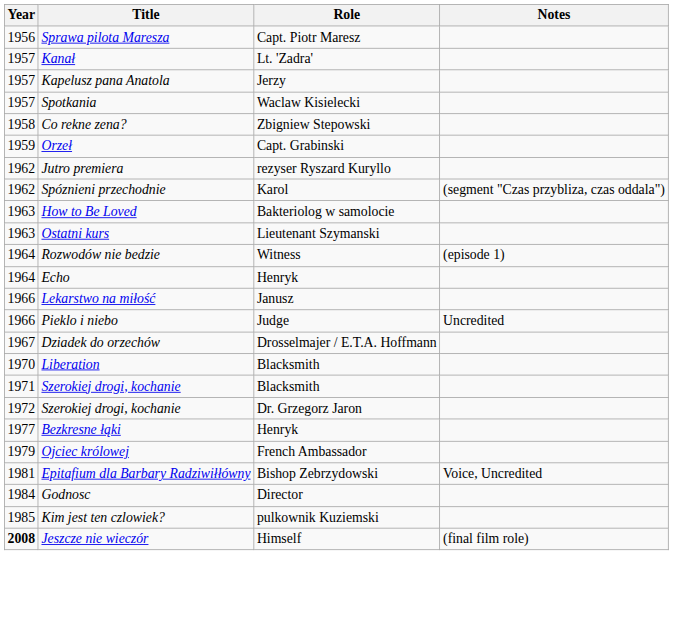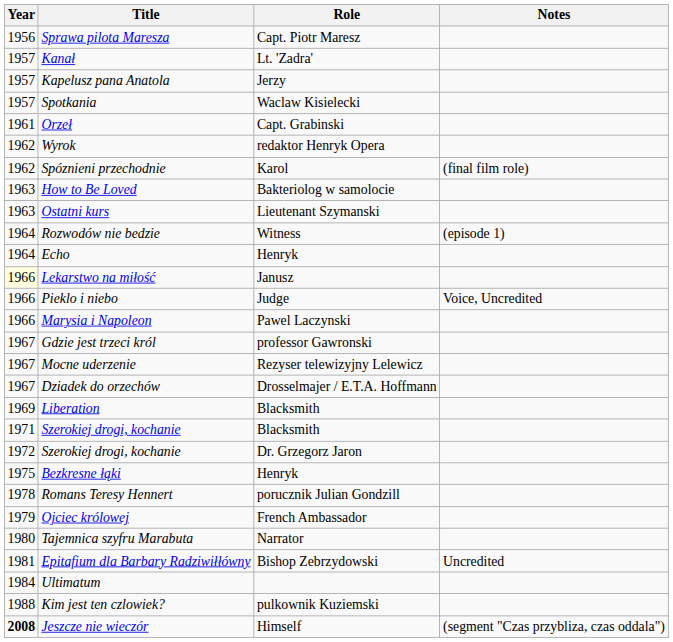- row: (84, 124)
(21, 146) 1959 -> (21, 124) 1961
+ row: (59, 146)
- row: (82, 168)
(554, 189) (segment "Czas przybliza, czas oddala") -> (486, 168) (final film role)
(21, 299) no background -> (21, 277) lightyellow background
(474, 320) Uncredited -> (493, 299) Voice, Uncredited
+ row: (97, 320)
+ row: (99, 342)
+ row: (89, 364)
(21, 364) 1970 -> (21, 408) 1969
(21, 430) 1977 -> (21, 473) 1975
+ row: (107, 495)
+ row: (117, 539)
(493, 473) Voice, Uncredited -> (474, 560) Uncredited
- row: (66, 495)
+ row: (71, 582)
(21, 517) 1985 -> (21, 604) 1988
(486, 539) (final film role) -> (554, 626) (segment "Czas przybliza, czas oddala")
